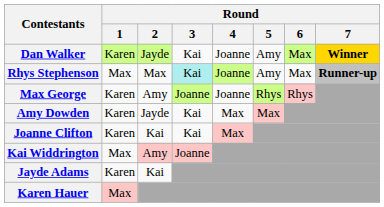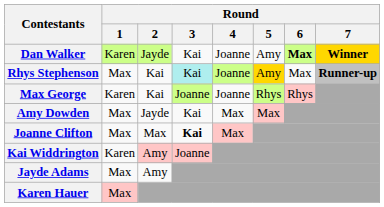(300, 53) normal -> (300, 53) bold
(155, 73) Max -> (155, 73) Kai
(269, 73) no background -> (269, 73) gold background
(155, 93) Amy -> (155, 93) Kai
(120, 113) Karen -> (120, 113) Max
(120, 133) Karen -> (120, 133) Max
(155, 133) Kai -> (155, 133) Max
(192, 133) normal -> (192, 133) bold
(120, 152) Max -> (120, 152) Karen
(120, 172) Karen -> (120, 172) Max
(155, 172) Kai -> (155, 172) Amy
